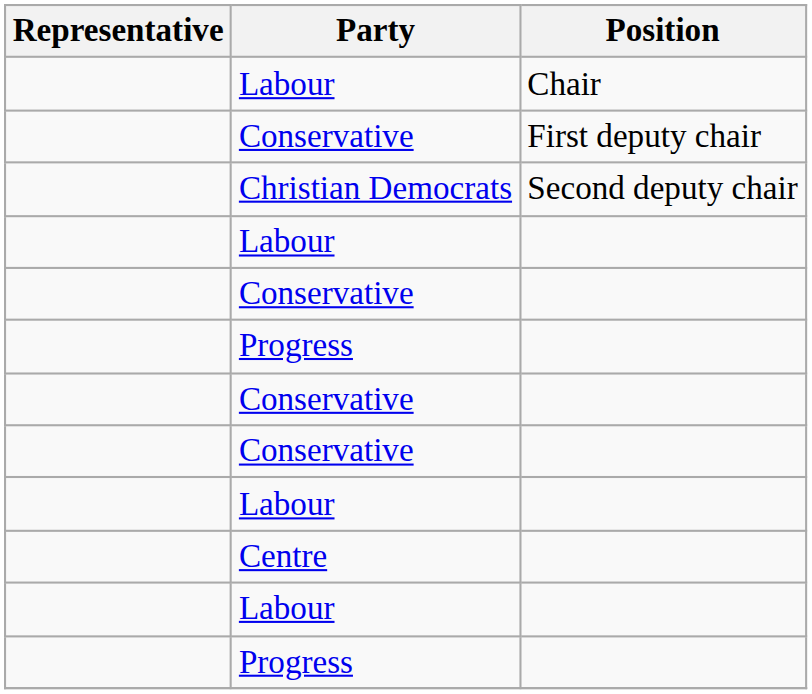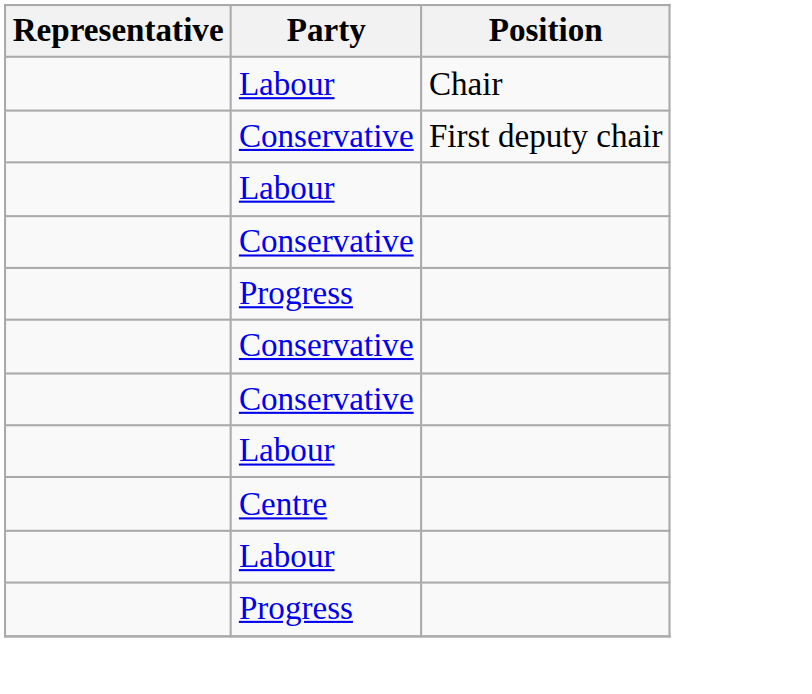- row: (375, 188)
